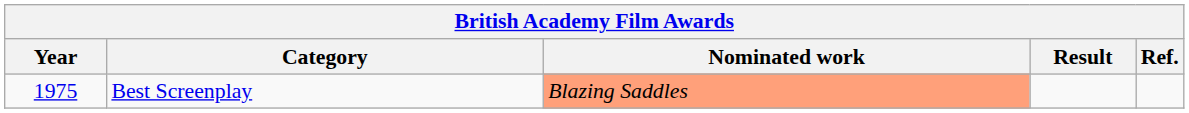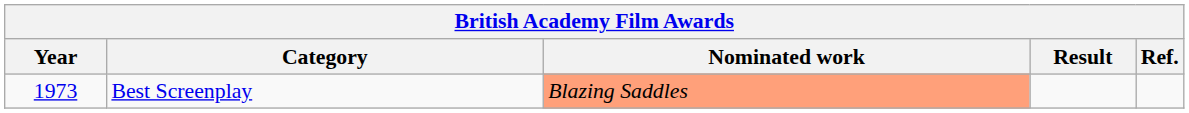(56, 90) 1975 -> (56, 90) 1973
